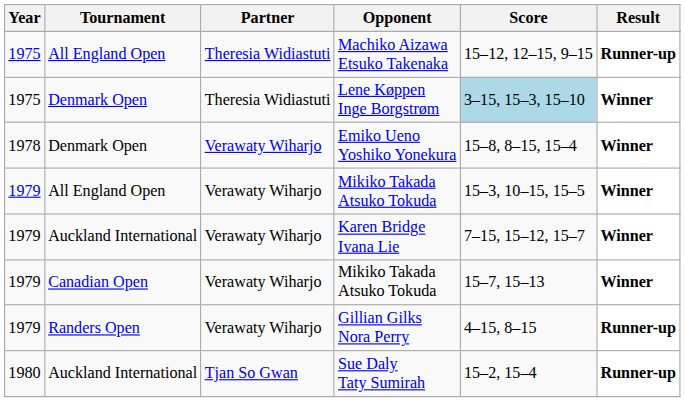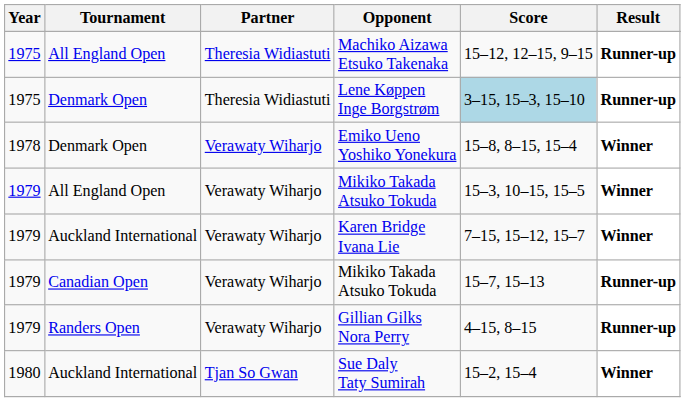(627, 99) Winner -> (638, 99) Runner-up
(627, 282) Winner -> (638, 282) Runner-up
(638, 373) Runner-up -> (627, 373) Winner
